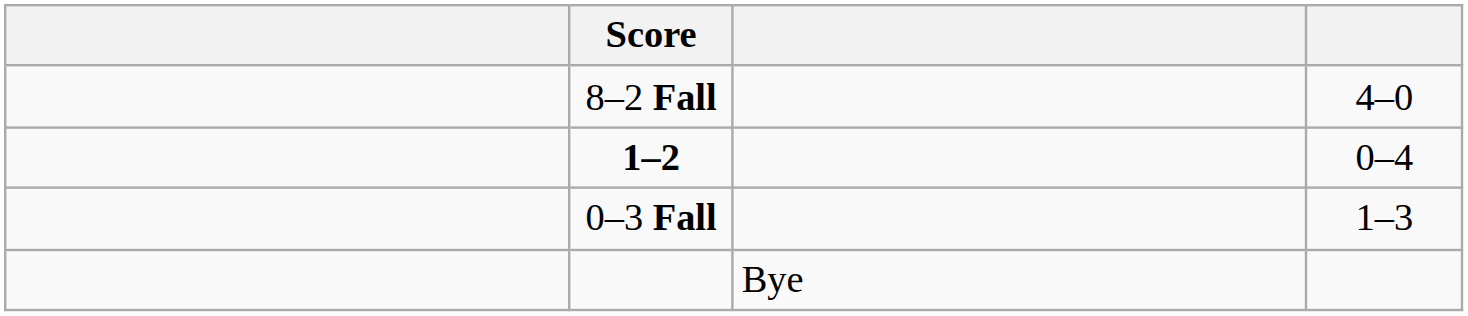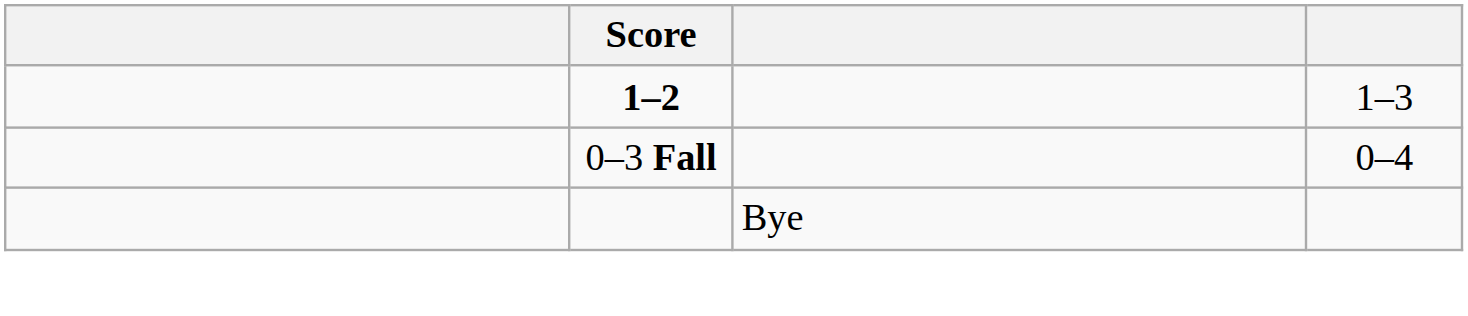- row: (651, 95)
(1384, 156) 0–4 -> (1384, 95) 1–3
(1384, 217) 1–3 -> (1384, 156) 0–4
